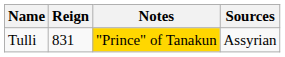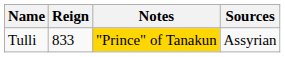(63, 39) 831 -> (63, 39) 833
